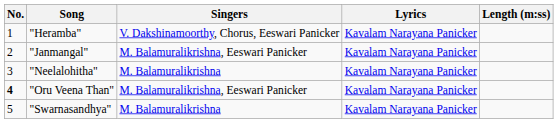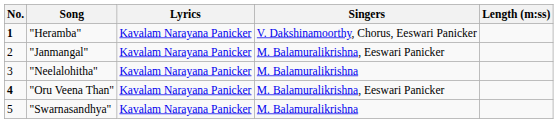columns swapped: (229, 14) <-> (411, 14)
(10, 33) normal -> (10, 33) bold
